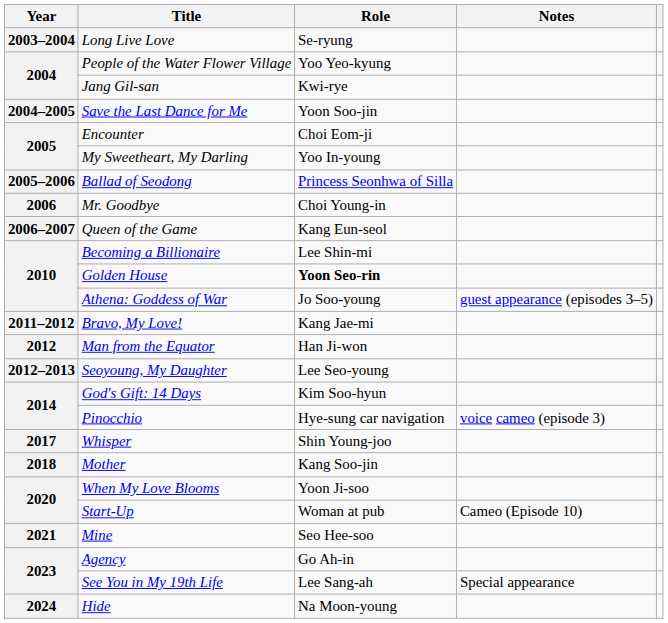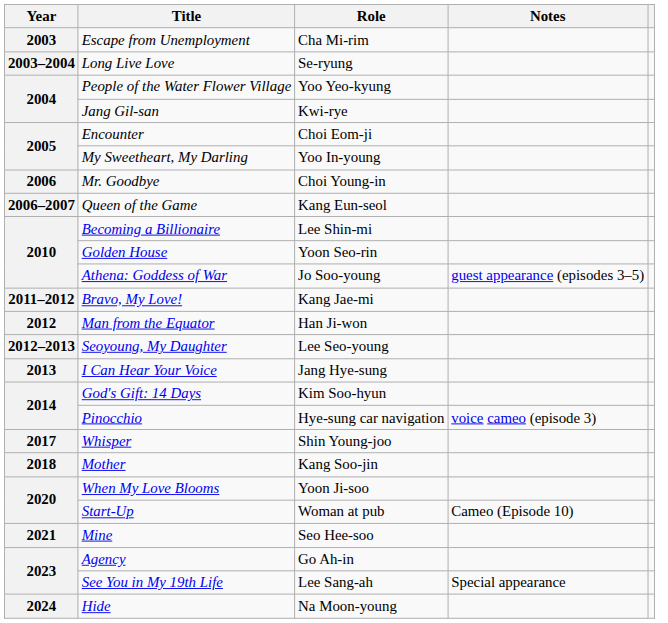+ row: (166, 39)
- row: (165, 110)
- row: (137, 181)
(339, 275) bold -> (338, 252) normal
+ row: (149, 370)
